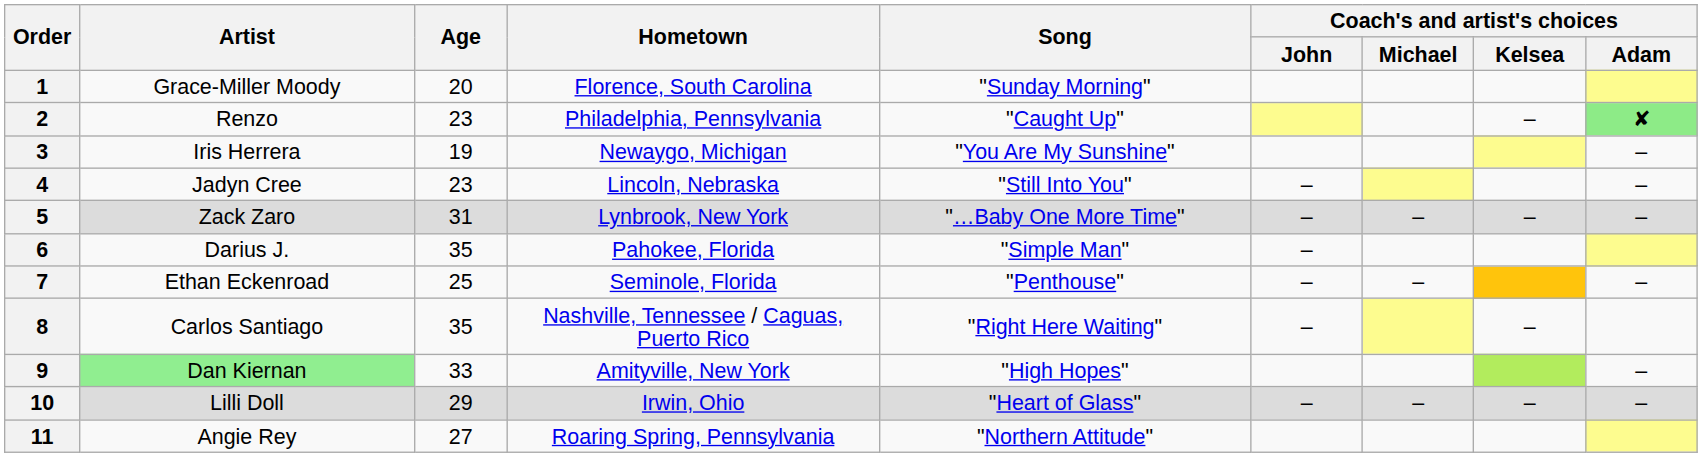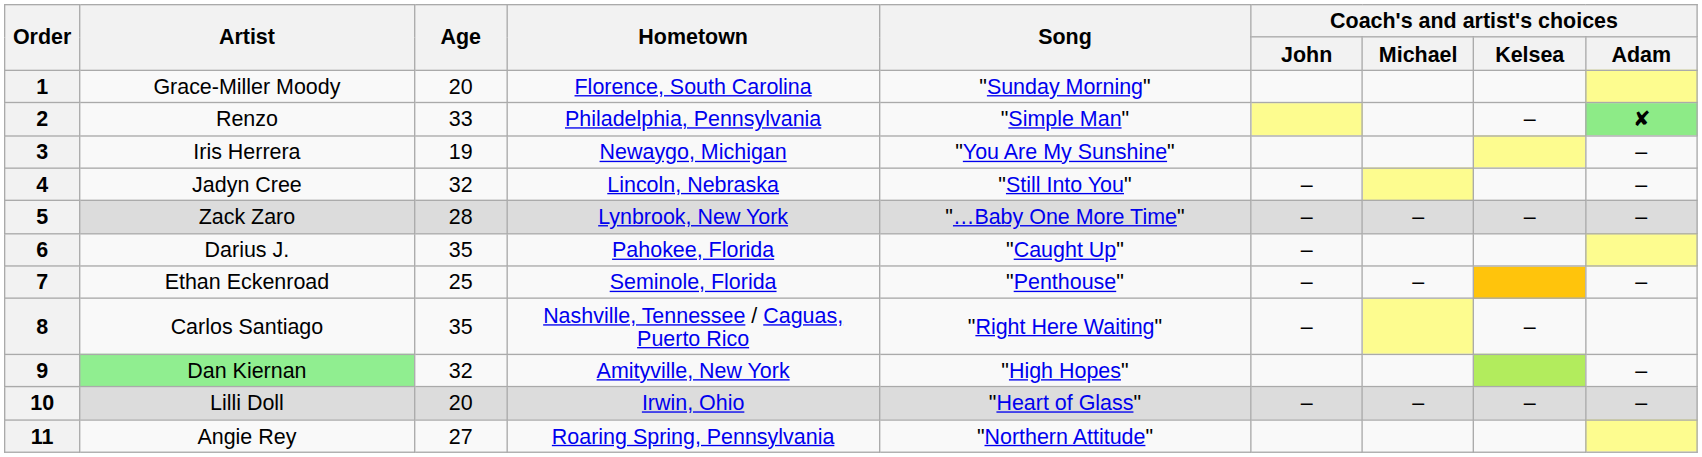(461, 119) 23 -> (461, 119) 33
(1065, 119) "Caught Up" -> (1065, 119) "Simple Man"
(461, 184) 23 -> (461, 184) 32
(461, 217) 31 -> (461, 217) 28
(1065, 250) "Simple Man" -> (1065, 250) "Caught Up"
(461, 370) 33 -> (461, 370) 32
(461, 403) 29 -> (461, 403) 20
